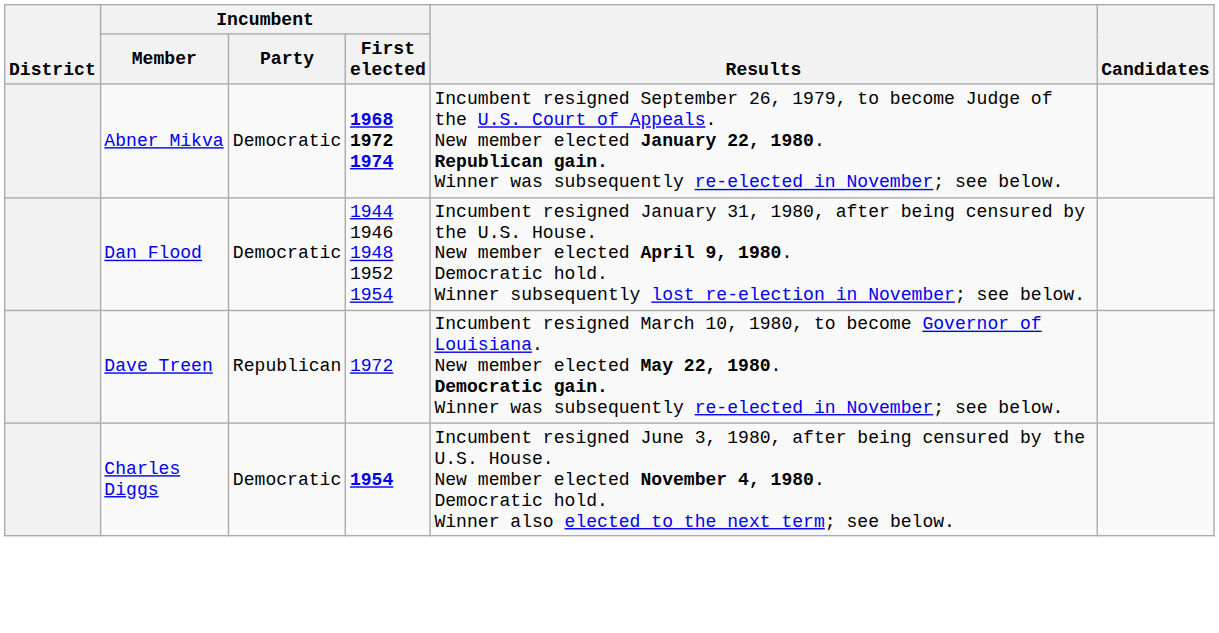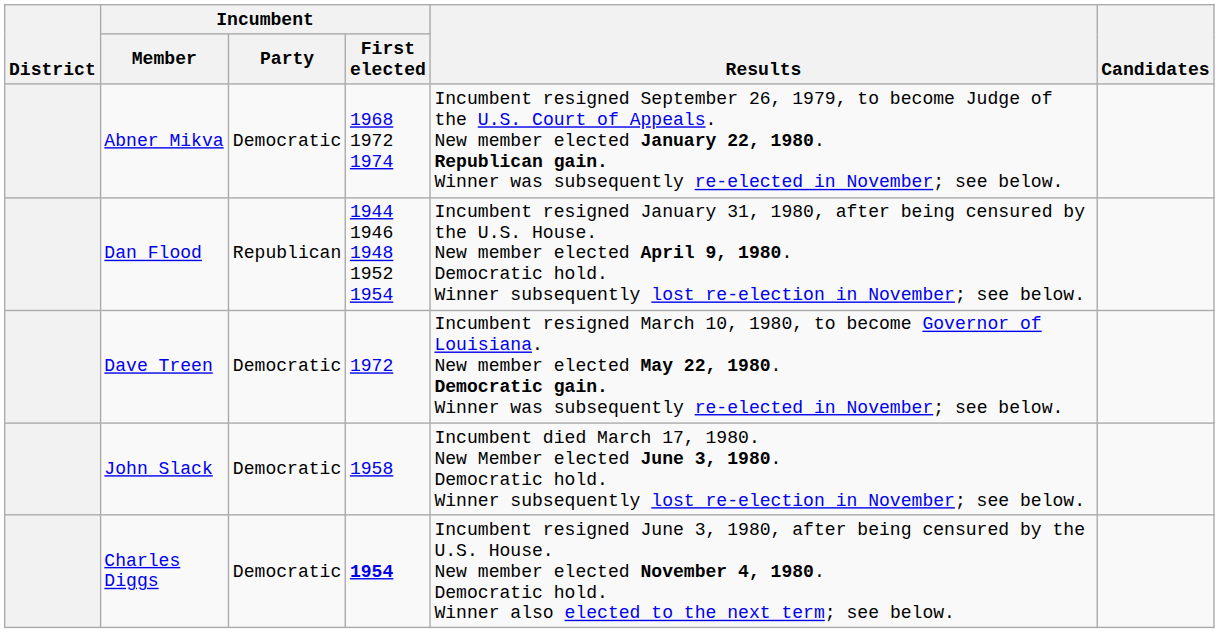(372, 141) bold -> (372, 141) normal
(287, 254) Democratic -> (287, 254) Republican
(287, 367) Republican -> (287, 367) Democratic
+ row: (159, 469)
